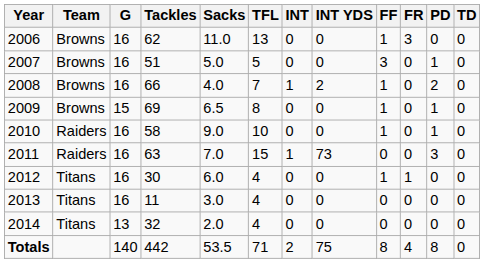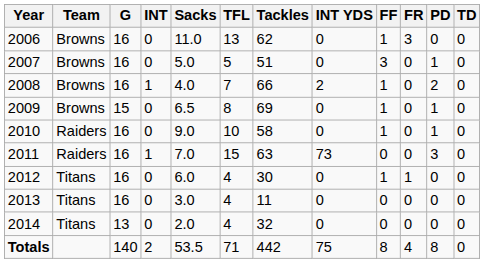columns swapped: (170, 16) <-> (297, 16)
